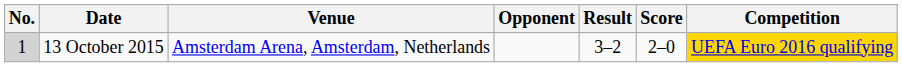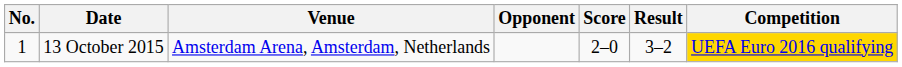columns swapped: (662, 18) <-> (608, 18)
(22, 47) lightgrey background -> (22, 47) no background
